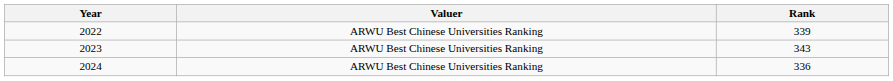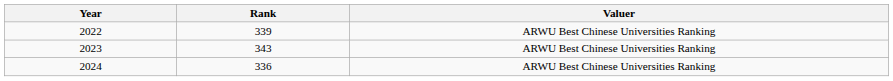columns swapped: (802, 13) <-> (446, 13)
